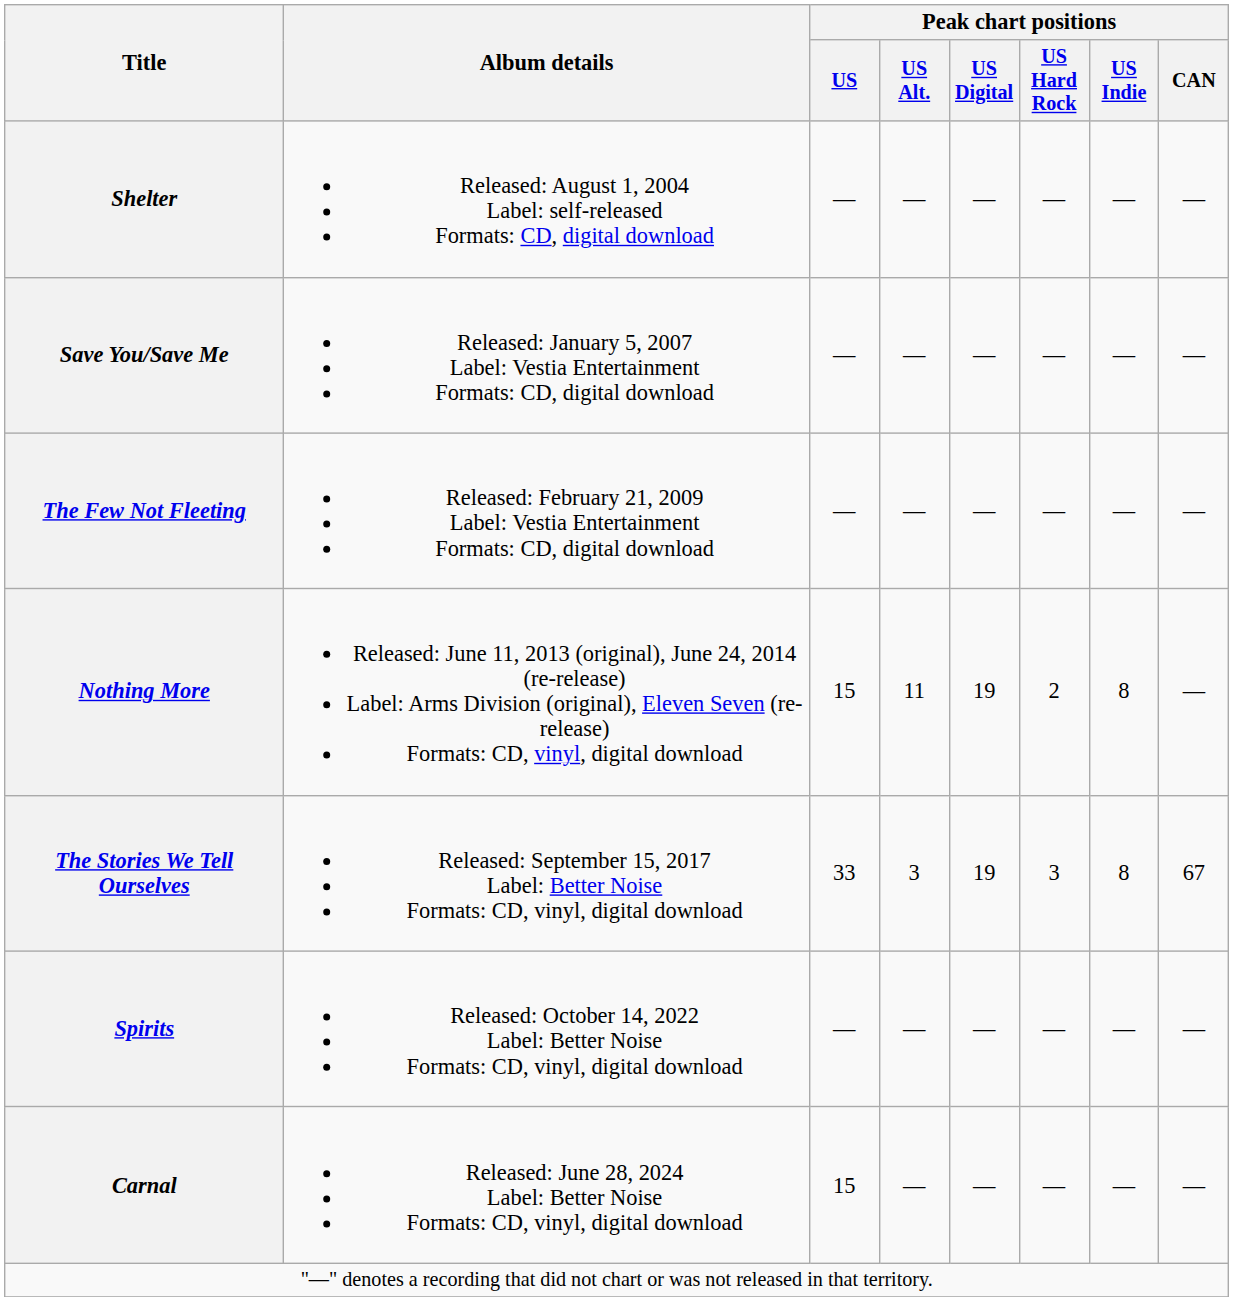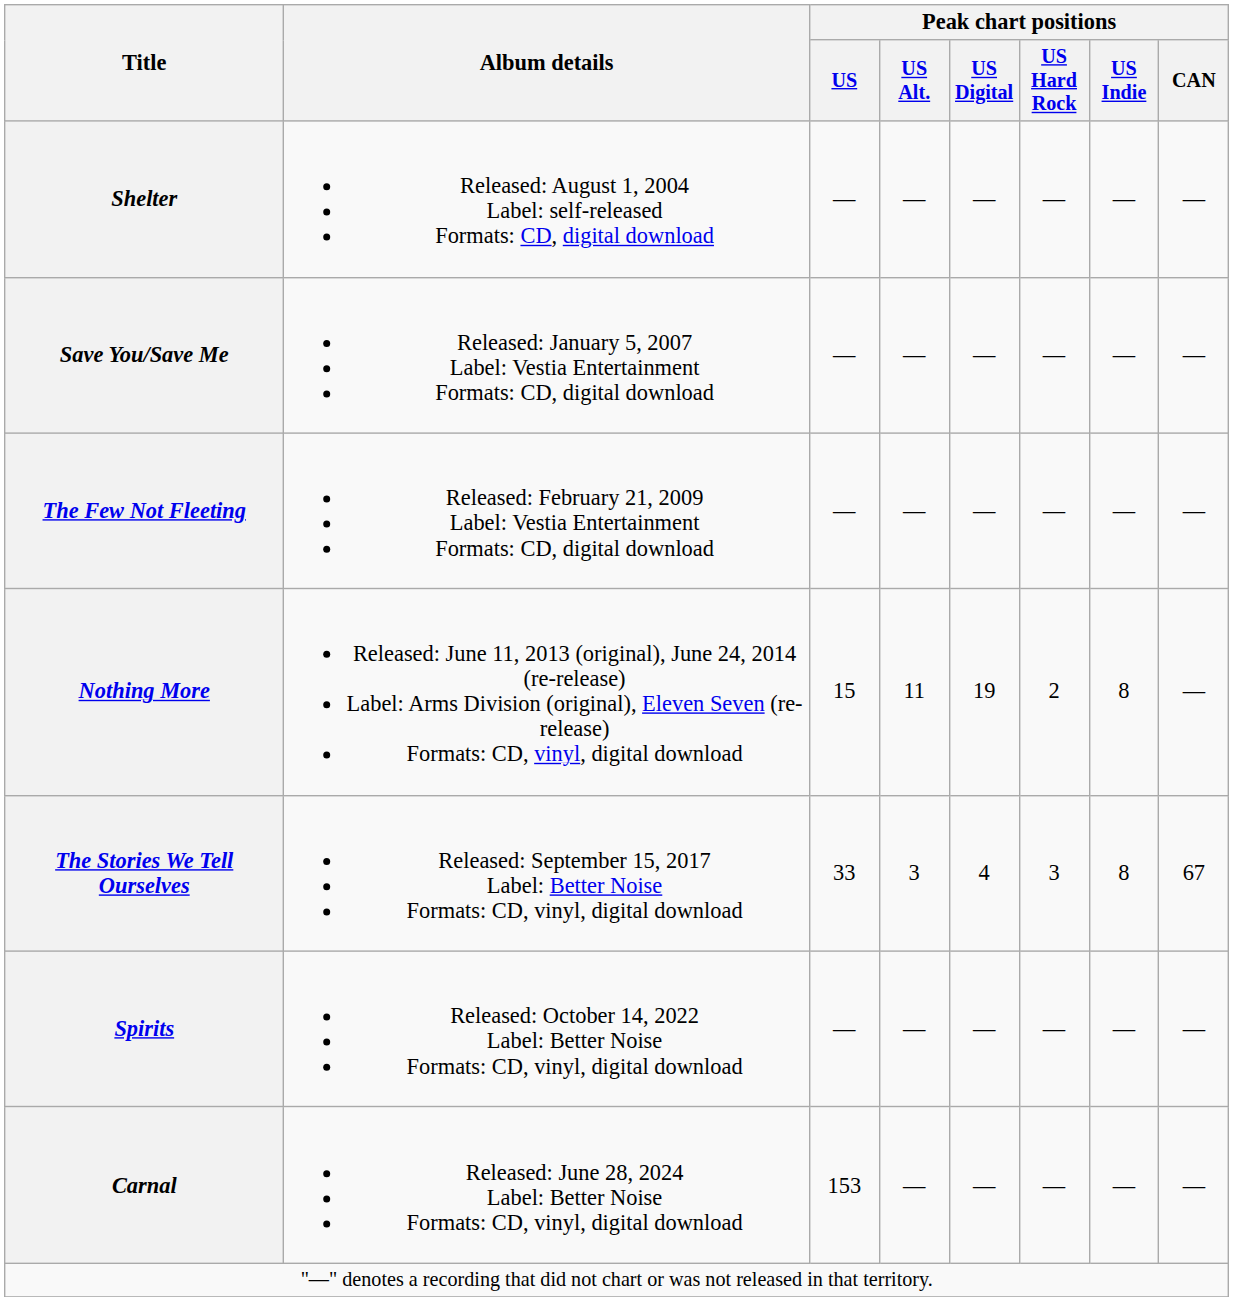(984, 872) 19 -> (984, 872) 4
(844, 1184) 15 -> (844, 1184) 153
